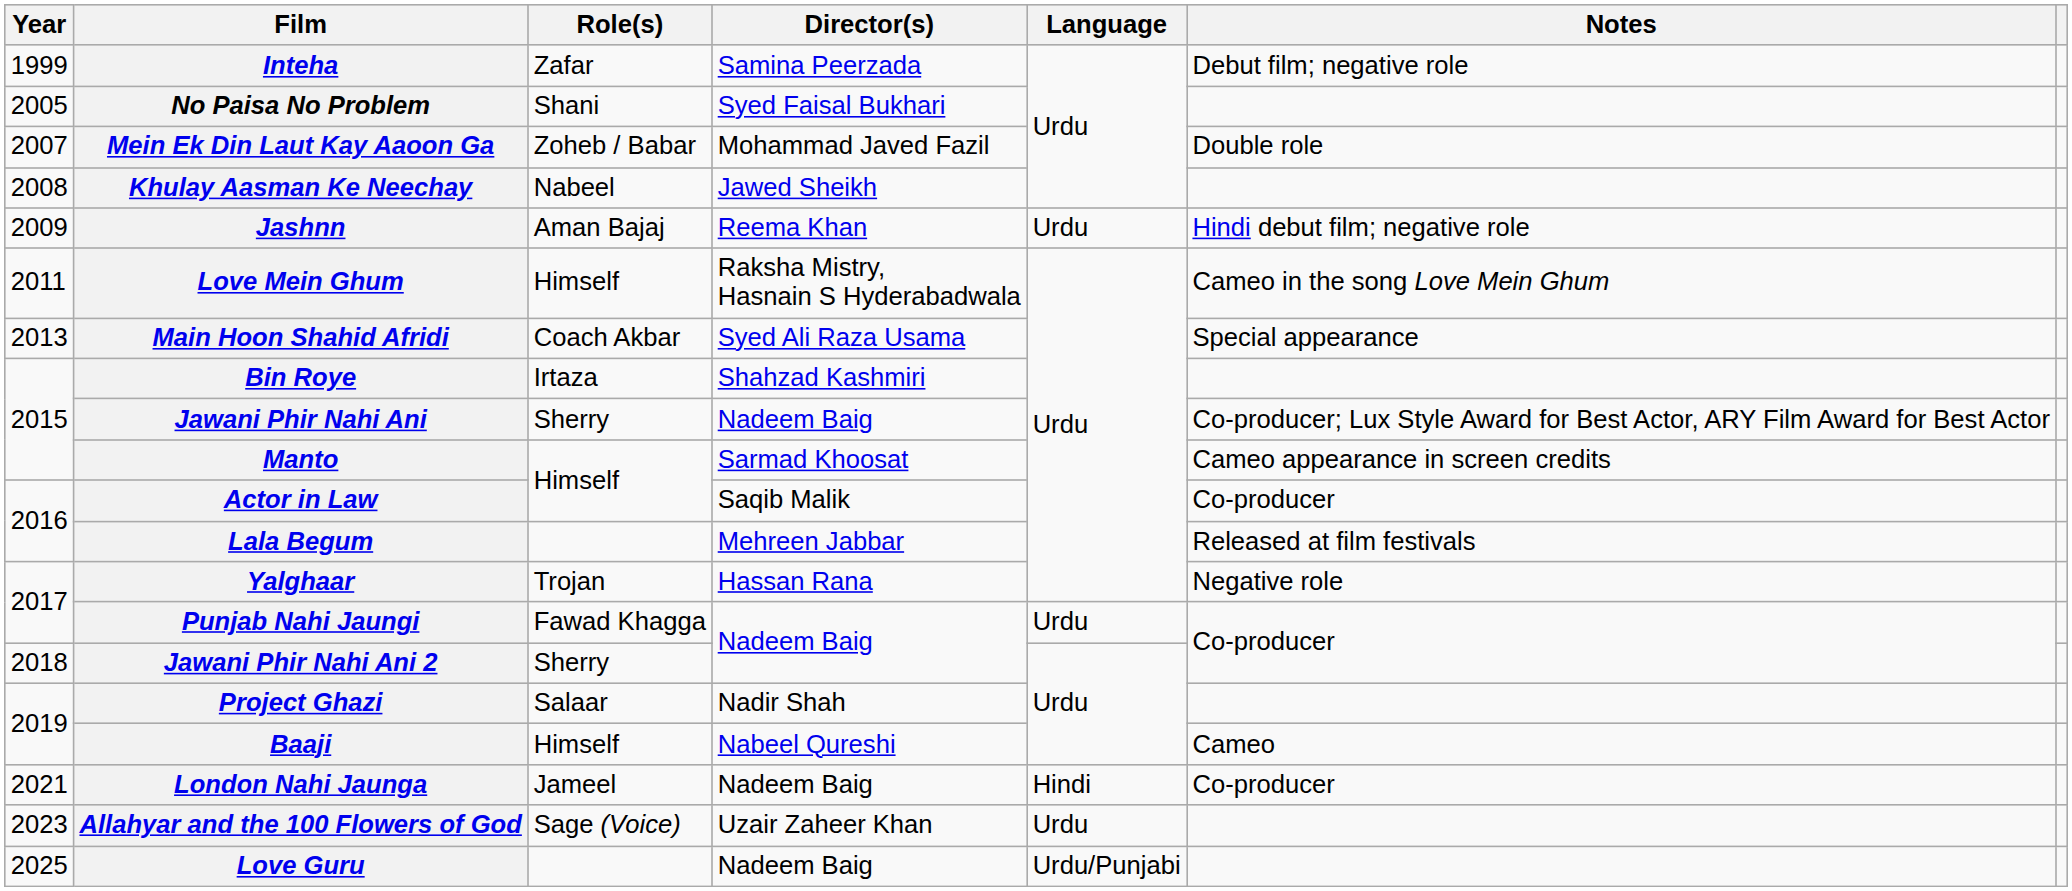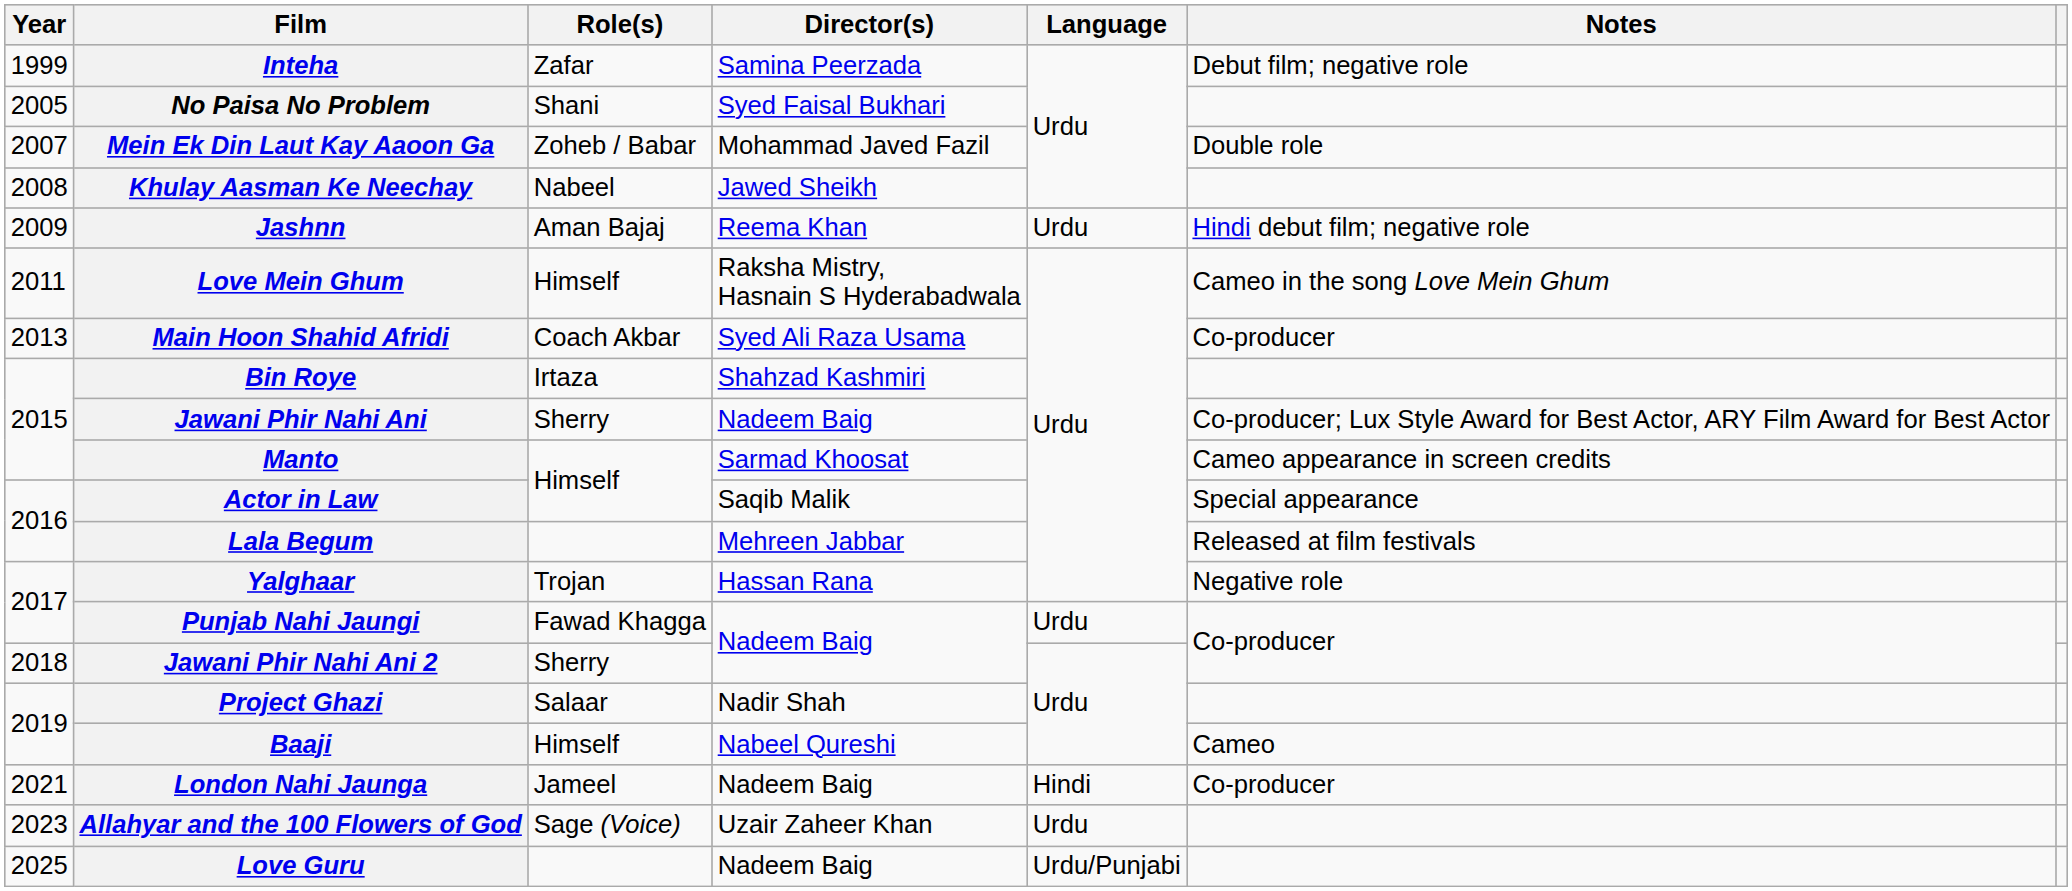(1306, 337) Special appearance -> (1264, 337) Co-producer
(1264, 500) Co-producer -> (1306, 500) Special appearance
